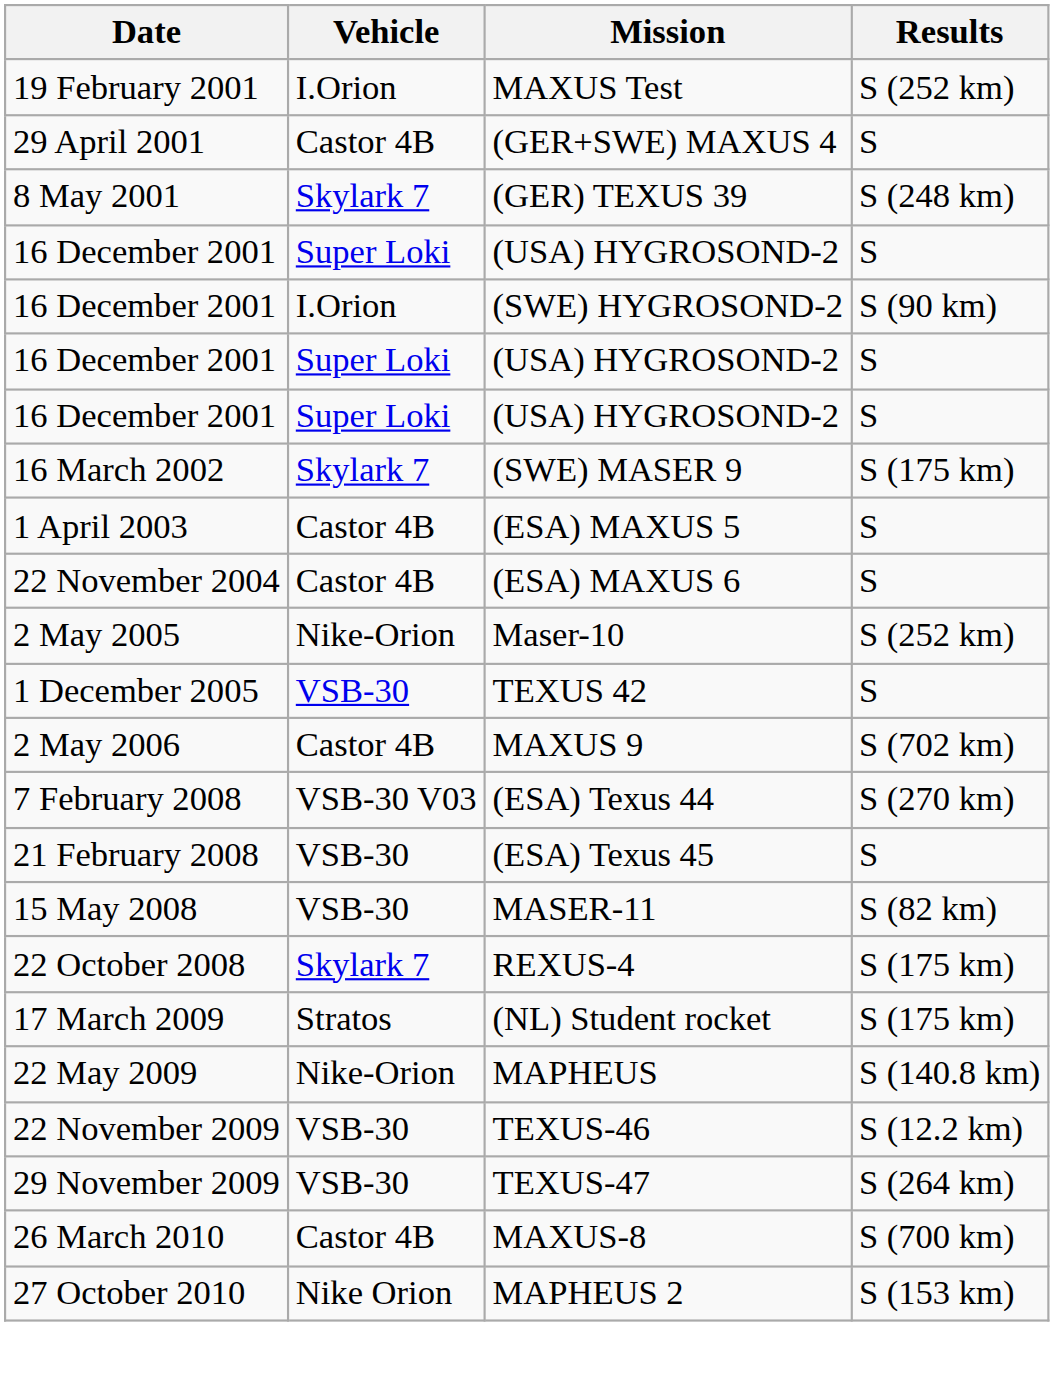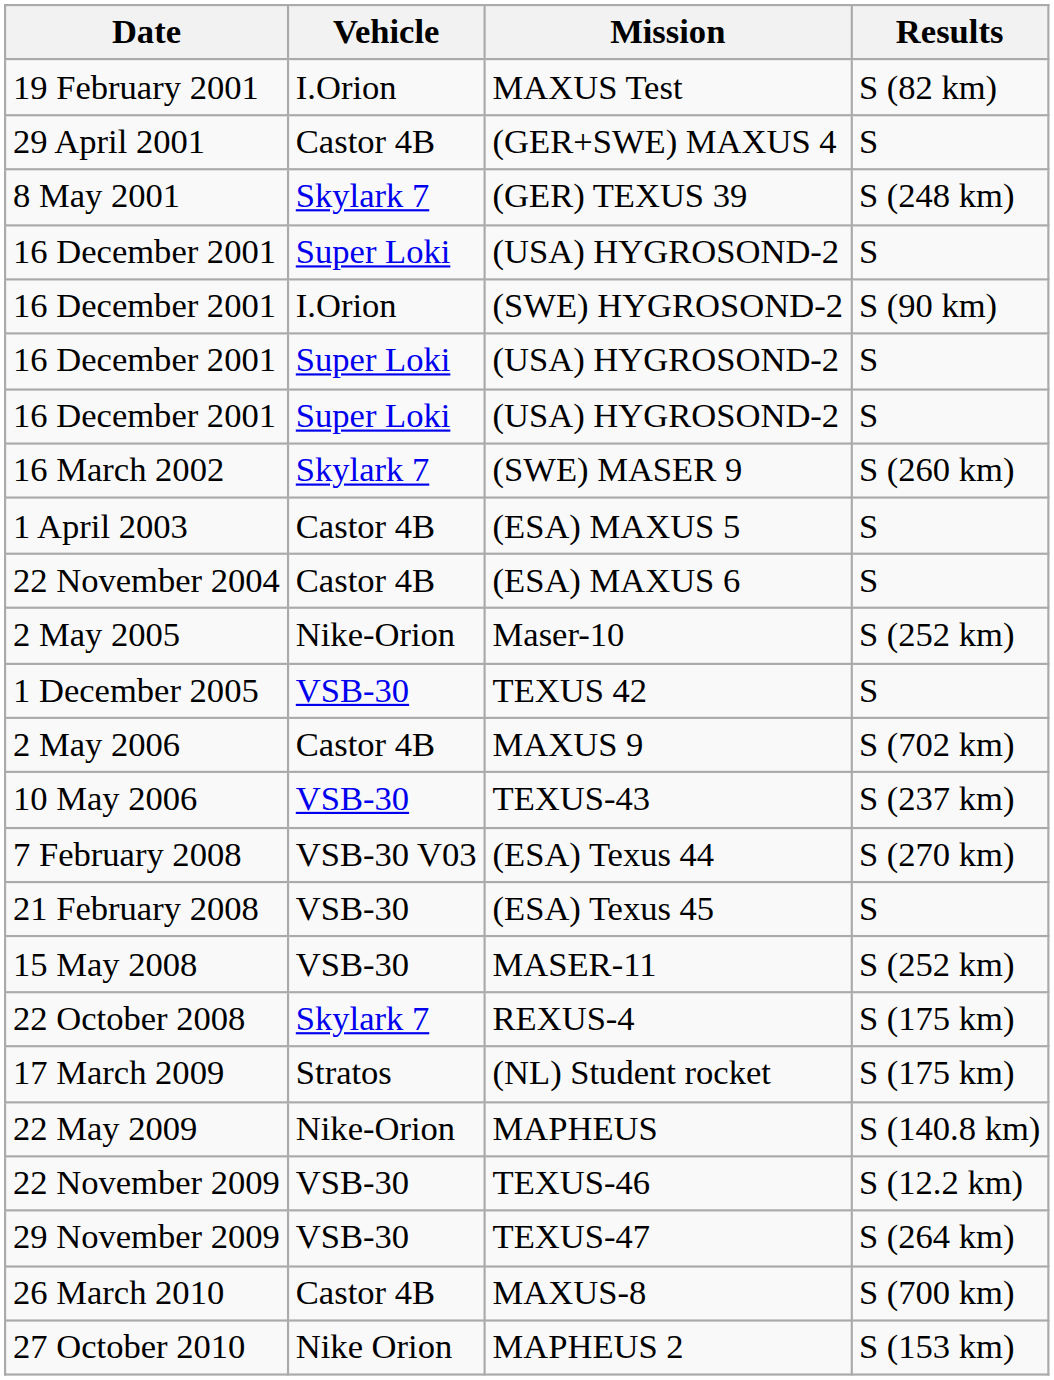(937, 86) S (252 km) -> (928, 86) S (82 km)
(937, 470) S (175 km) -> (937, 470) S (260 km)
+ row: (105, 799)
(928, 908) S (82 km) -> (937, 963) S (252 km)
